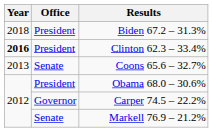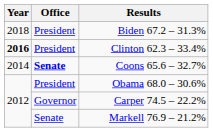(18, 65) 2013 -> (18, 65) 2014
(49, 65) normal -> (50, 65) bold
